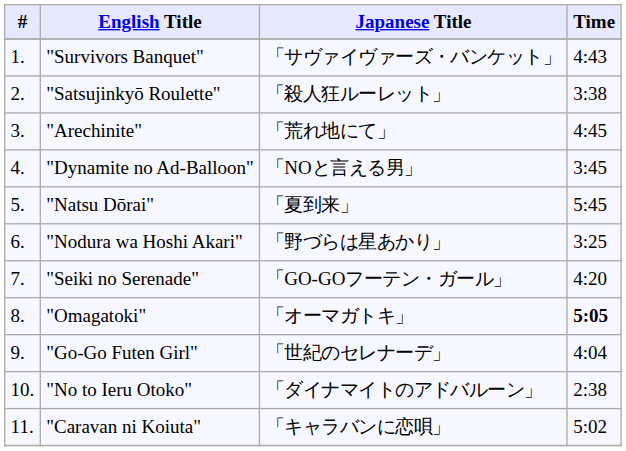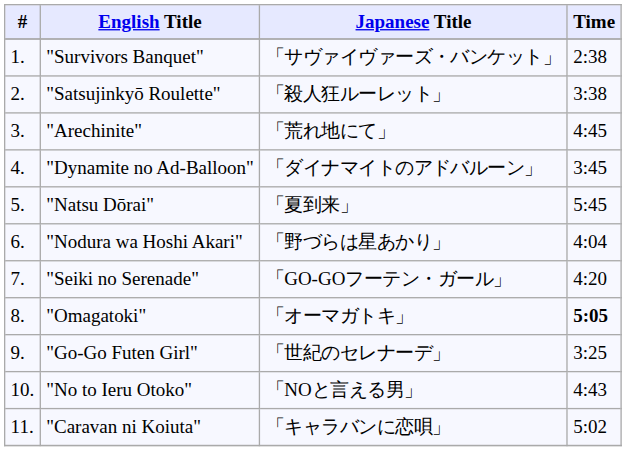(590, 57) 4:43 -> (590, 57) 2:38
(344, 168) 「NOと言える男」 -> (404, 168) 「ダイナマイトのアドバルーン」
(590, 242) 3:25 -> (590, 242) 4:04
(590, 353) 4:04 -> (590, 353) 3:25
(404, 390) 「ダイナマイトのアドバルーン」 -> (344, 390) 「NOと言える男」
(590, 390) 2:38 -> (590, 390) 4:43
